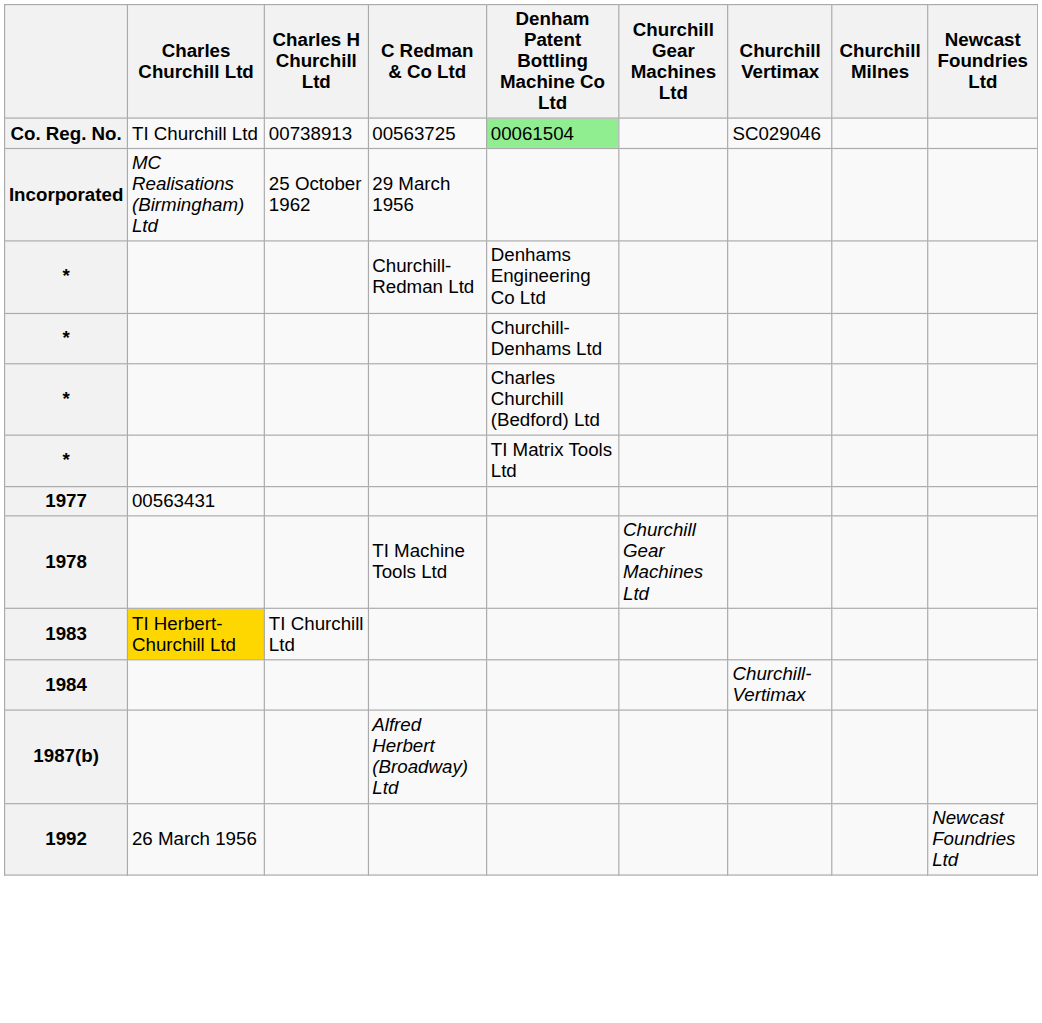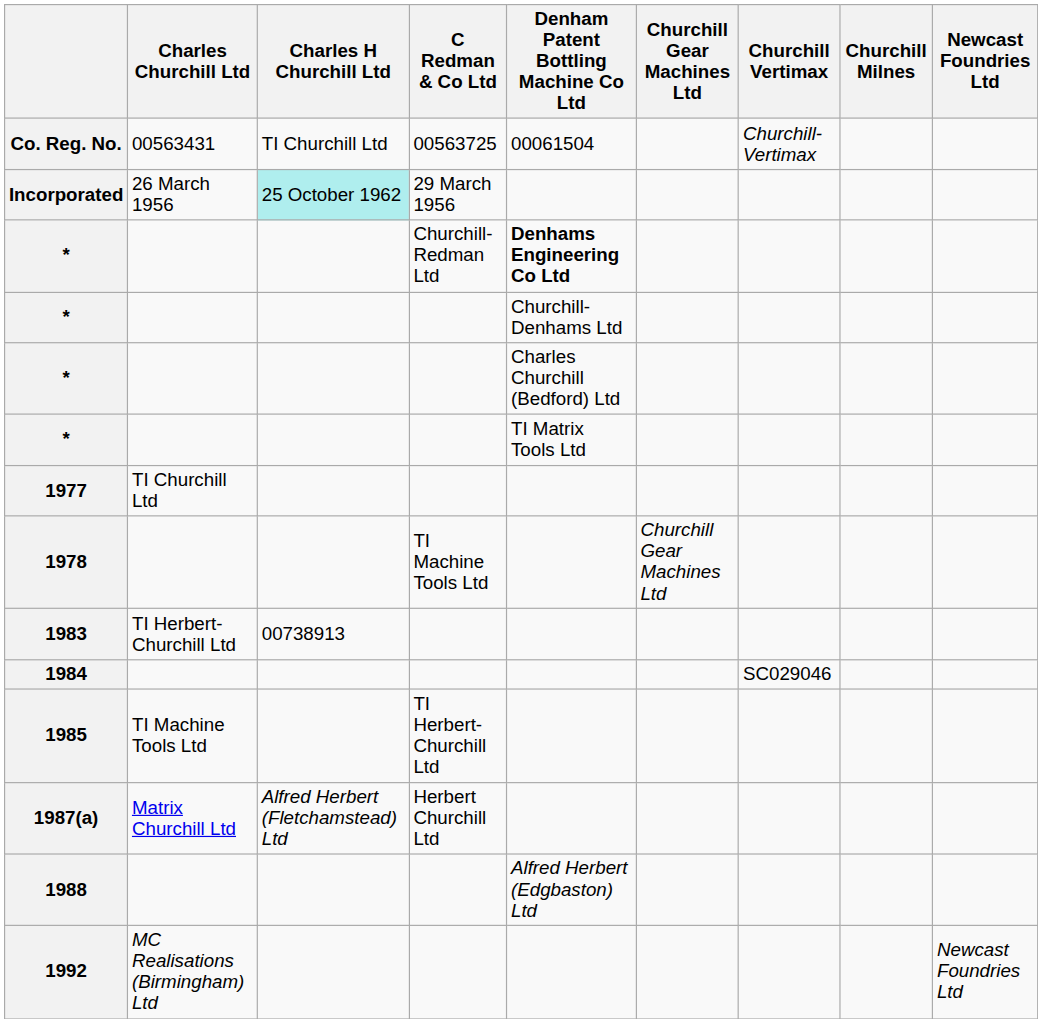(195, 133) TI Churchill Ltd -> (174, 143) 00563431
(311, 133) 00738913 -> (325, 143) TI Churchill Ltd
(532, 133) lightgreen background -> (553, 143) no background
(777, 133) SC029046 -> (783, 143) Churchill-Vertimax
(188, 194) MC Realisations (Birmingham) Ltd -> (171, 194) 26 March 1956
(315, 194) no background -> (331, 194) paleturquoise background
(541, 276) normal -> (565, 255) bold
(174, 500) 00563431 -> (179, 490) TI Churchill Ltd
(184, 634) gold background -> (184, 634) no background
(316, 634) TI Churchill Ltd -> (303, 634) 00738913
(772, 684) Churchill-Vertimax -> (787, 674) SC029046
+ row: (66, 735)
+ row: (66, 817)
- row: (66, 756)
+ row: (66, 889)
(194, 838) 26 March 1956 -> (188, 972) MC Realisations (Birmingham) Ltd
